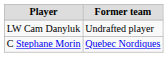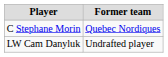rows swapped: (44, 44) <-> (43, 28)
